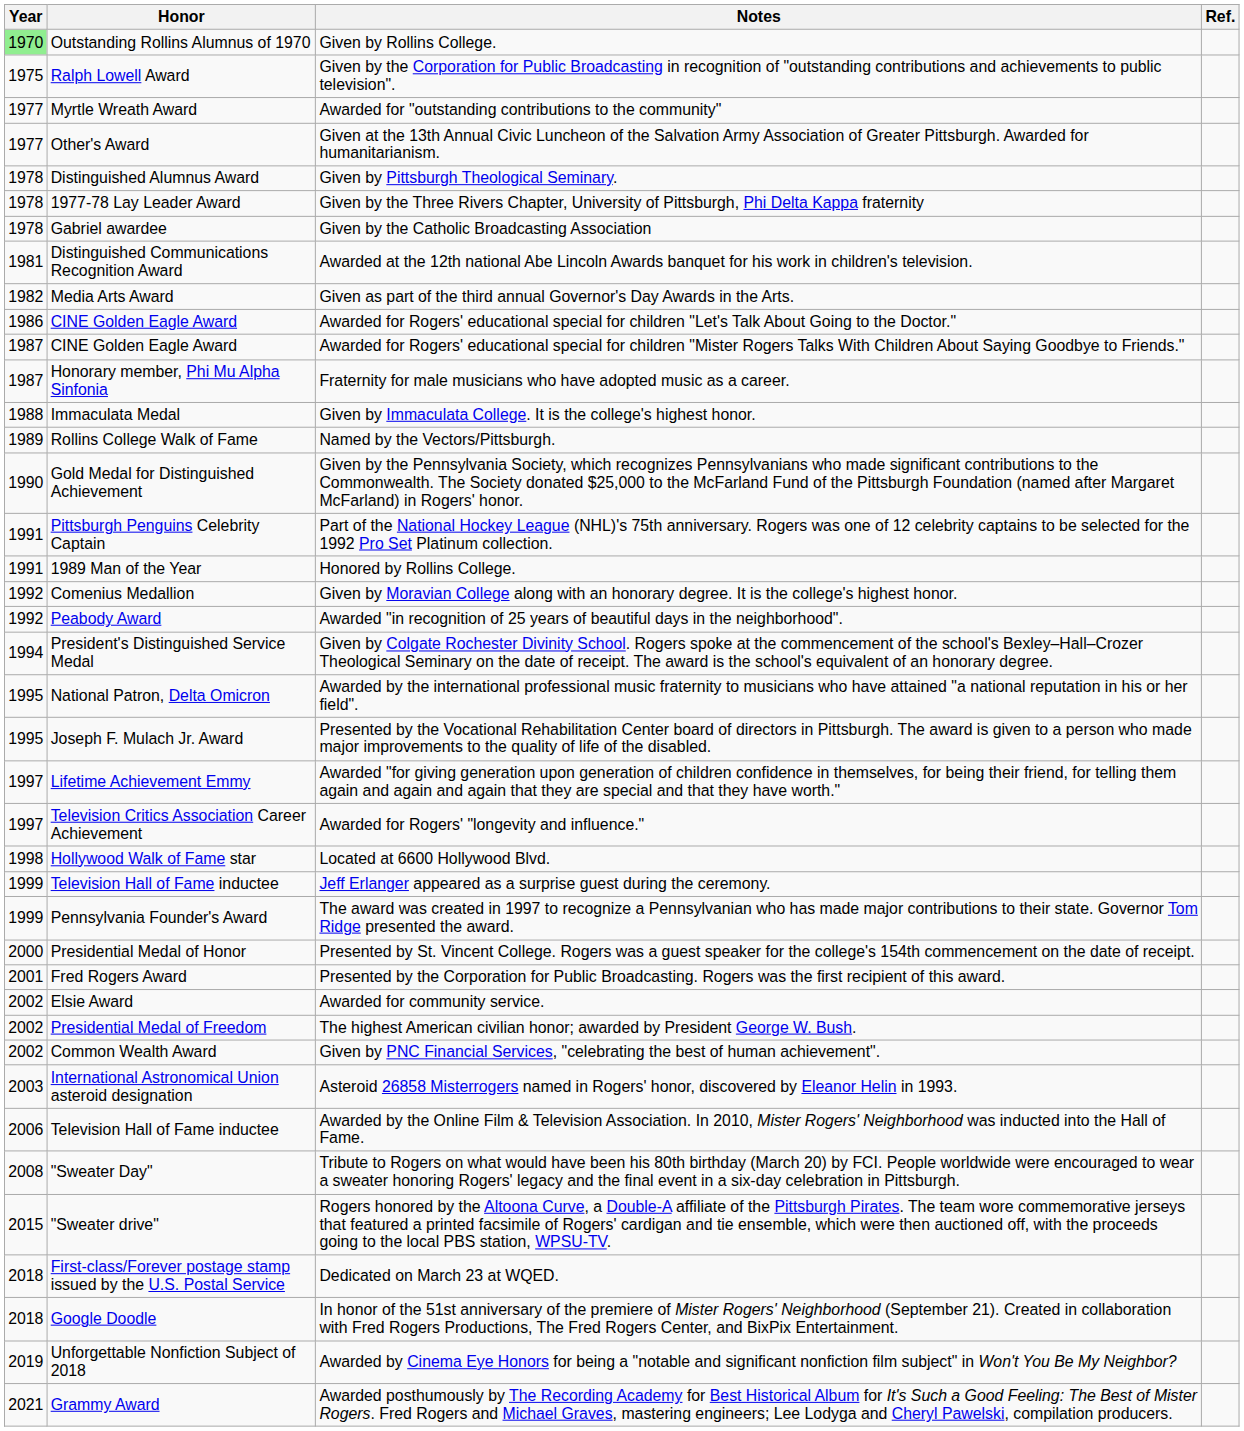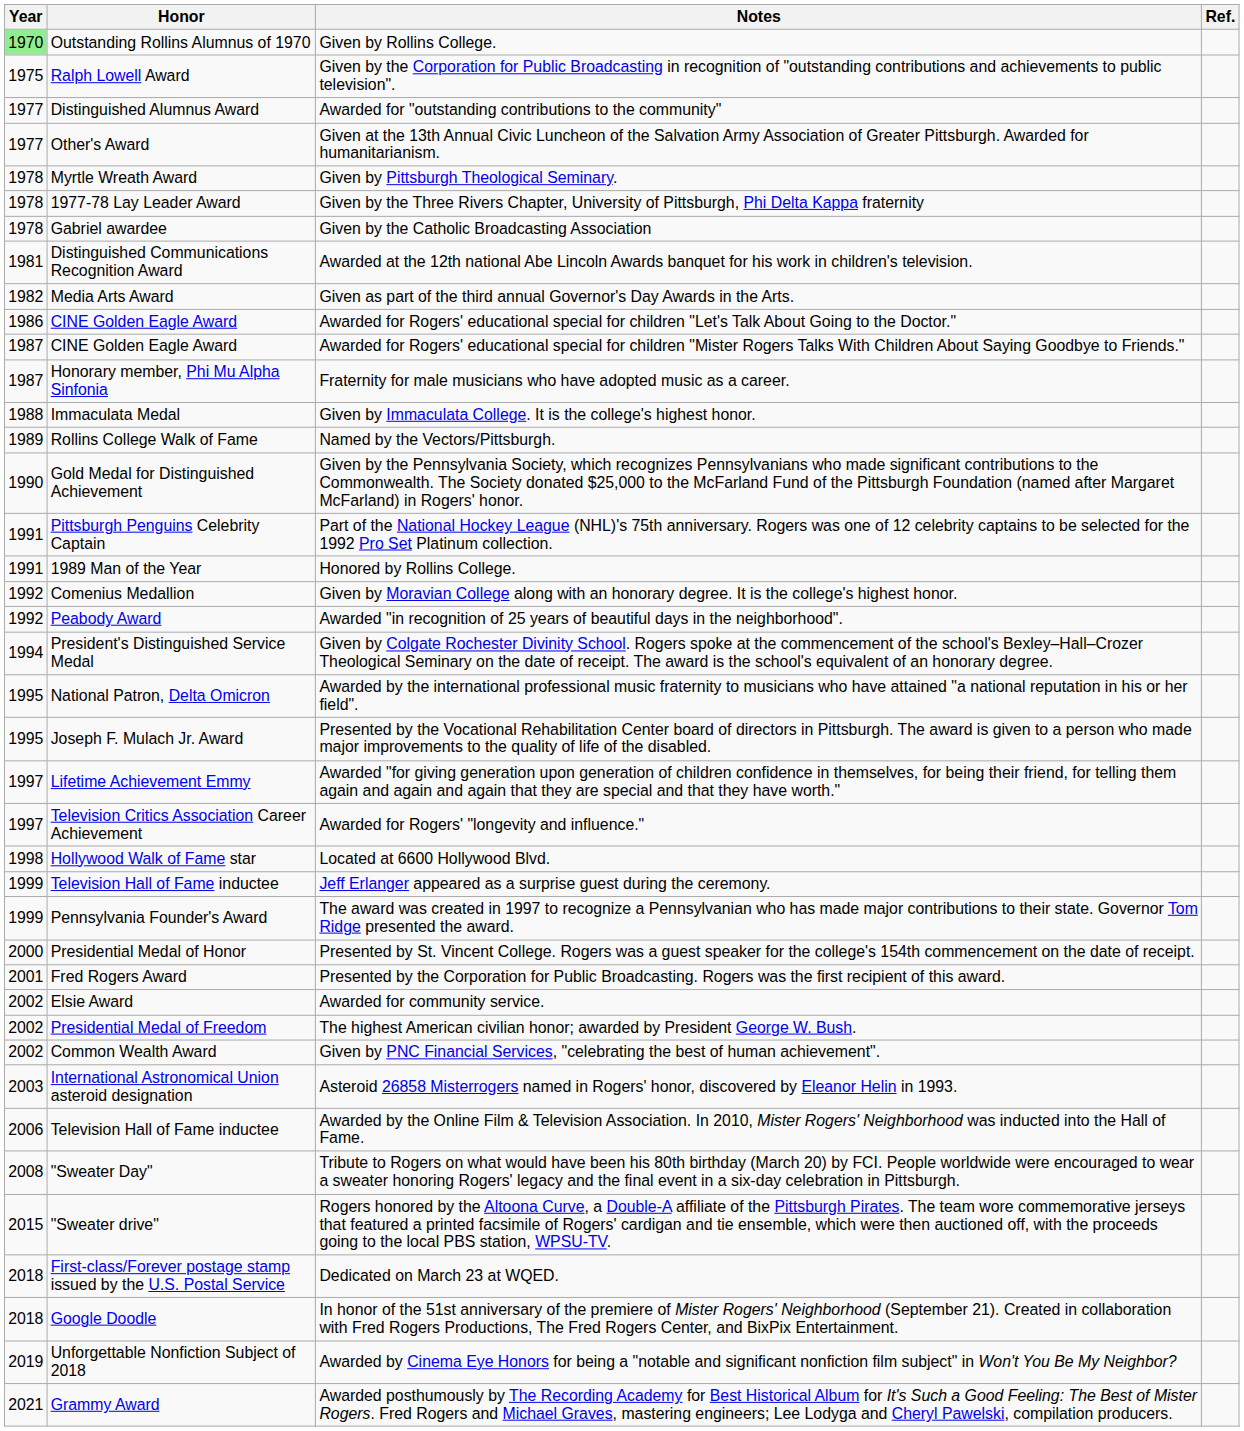(124, 110) Myrtle Wreath Award -> (155, 110) Distinguished Alumnus Award
(155, 178) Distinguished Alumnus Award -> (124, 178) Myrtle Wreath Award
